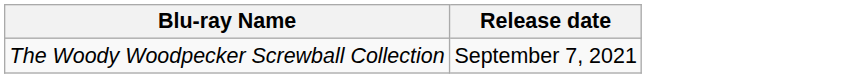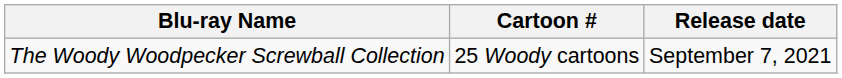+ column: (547, 21)
